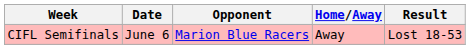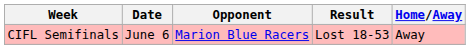columns swapped: (349, 15) <-> (425, 15)
